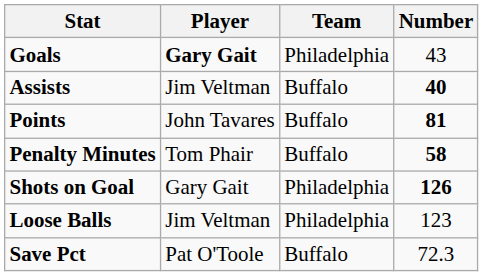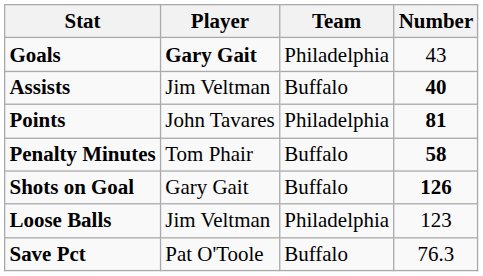(316, 120) Buffalo -> (337, 120) Philadelphia
(337, 187) Philadelphia -> (316, 187) Buffalo
(436, 253) 72.3 -> (436, 253) 76.3
